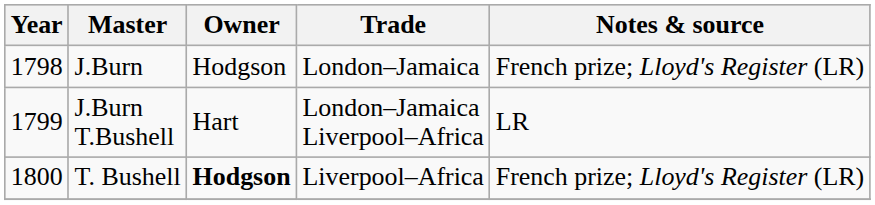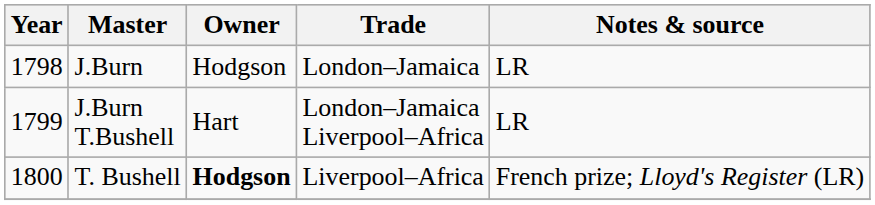(680, 66) French prize; Lloyd's Register (LR) -> (512, 66) LR
